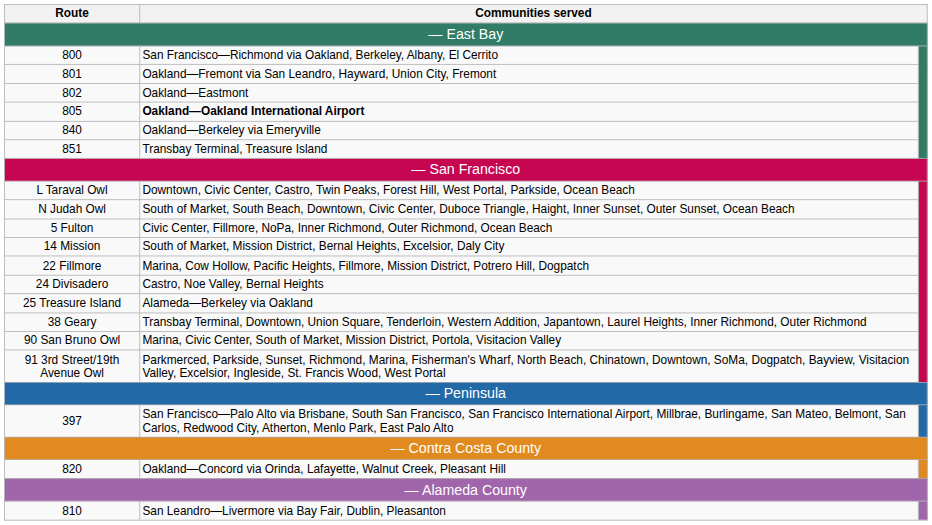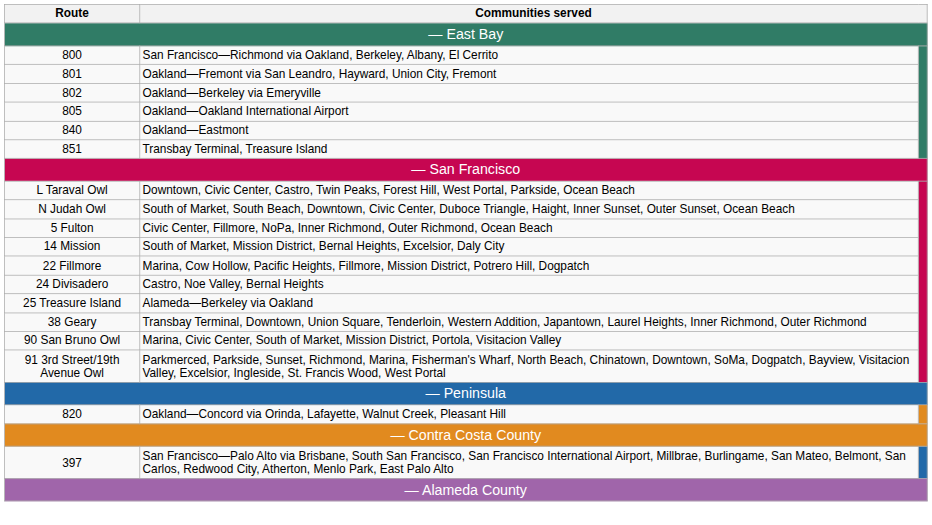(195, 92) Oakland—Eastmont -> (232, 92) Oakland—Berkeley via Emeryville
(253, 111) bold -> (246, 111) normal
(232, 130) Oakland—Berkeley via Emeryville -> (195, 130) Oakland—Eastmont
rows swapped: (72, 421) <-> (72, 469)
- row: (72, 510)
